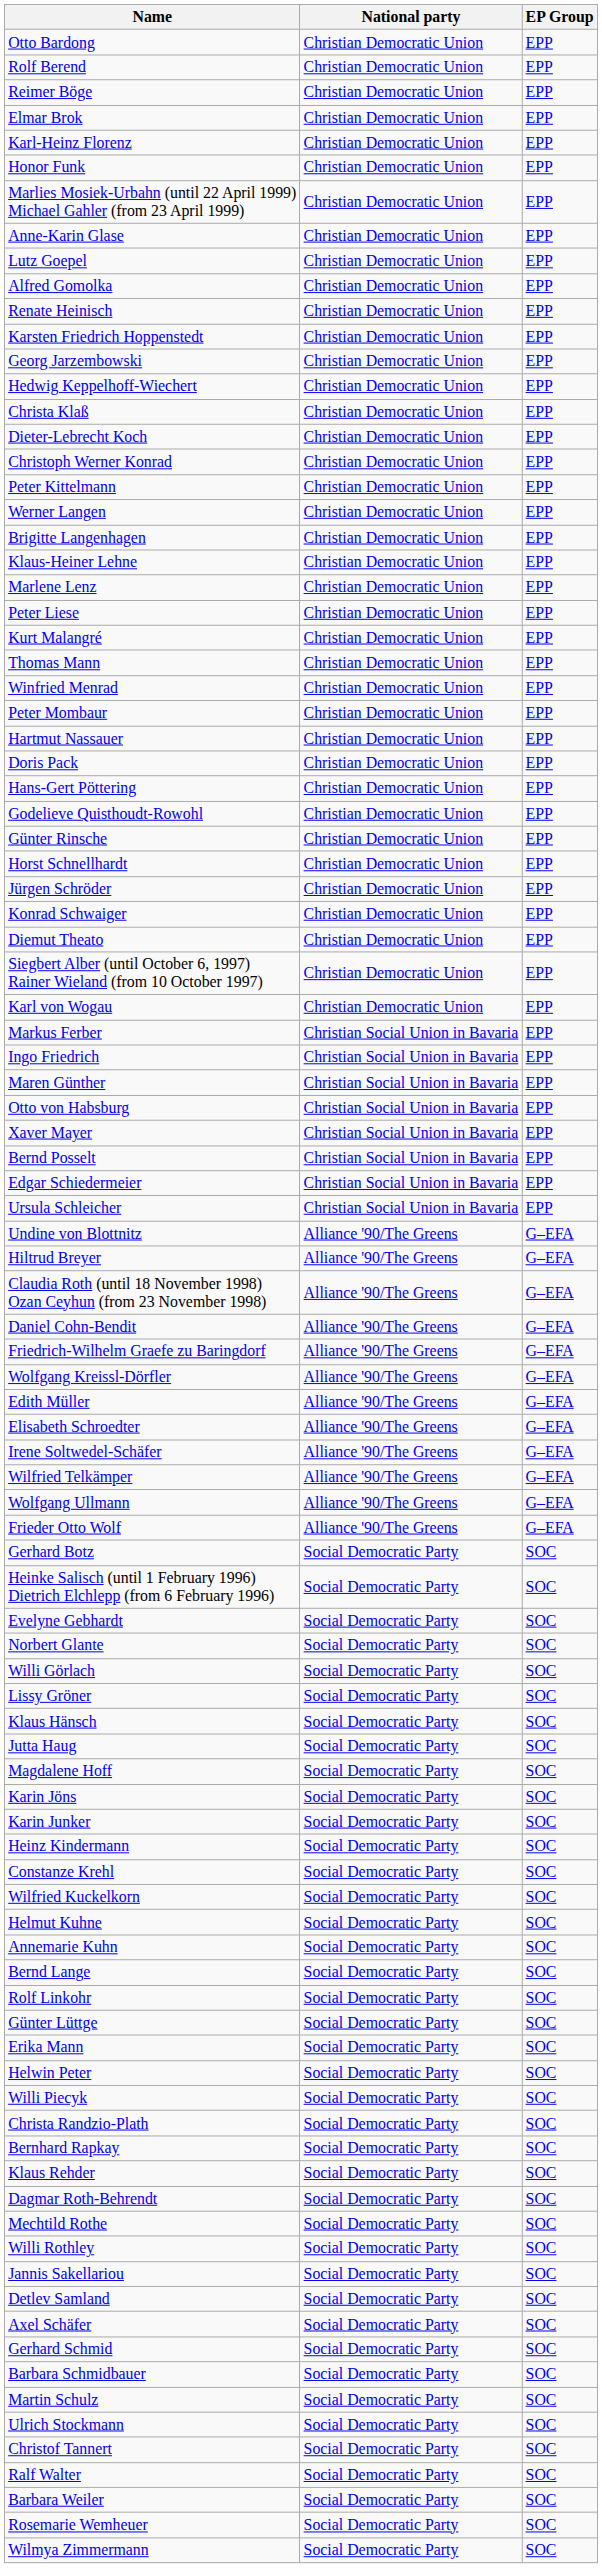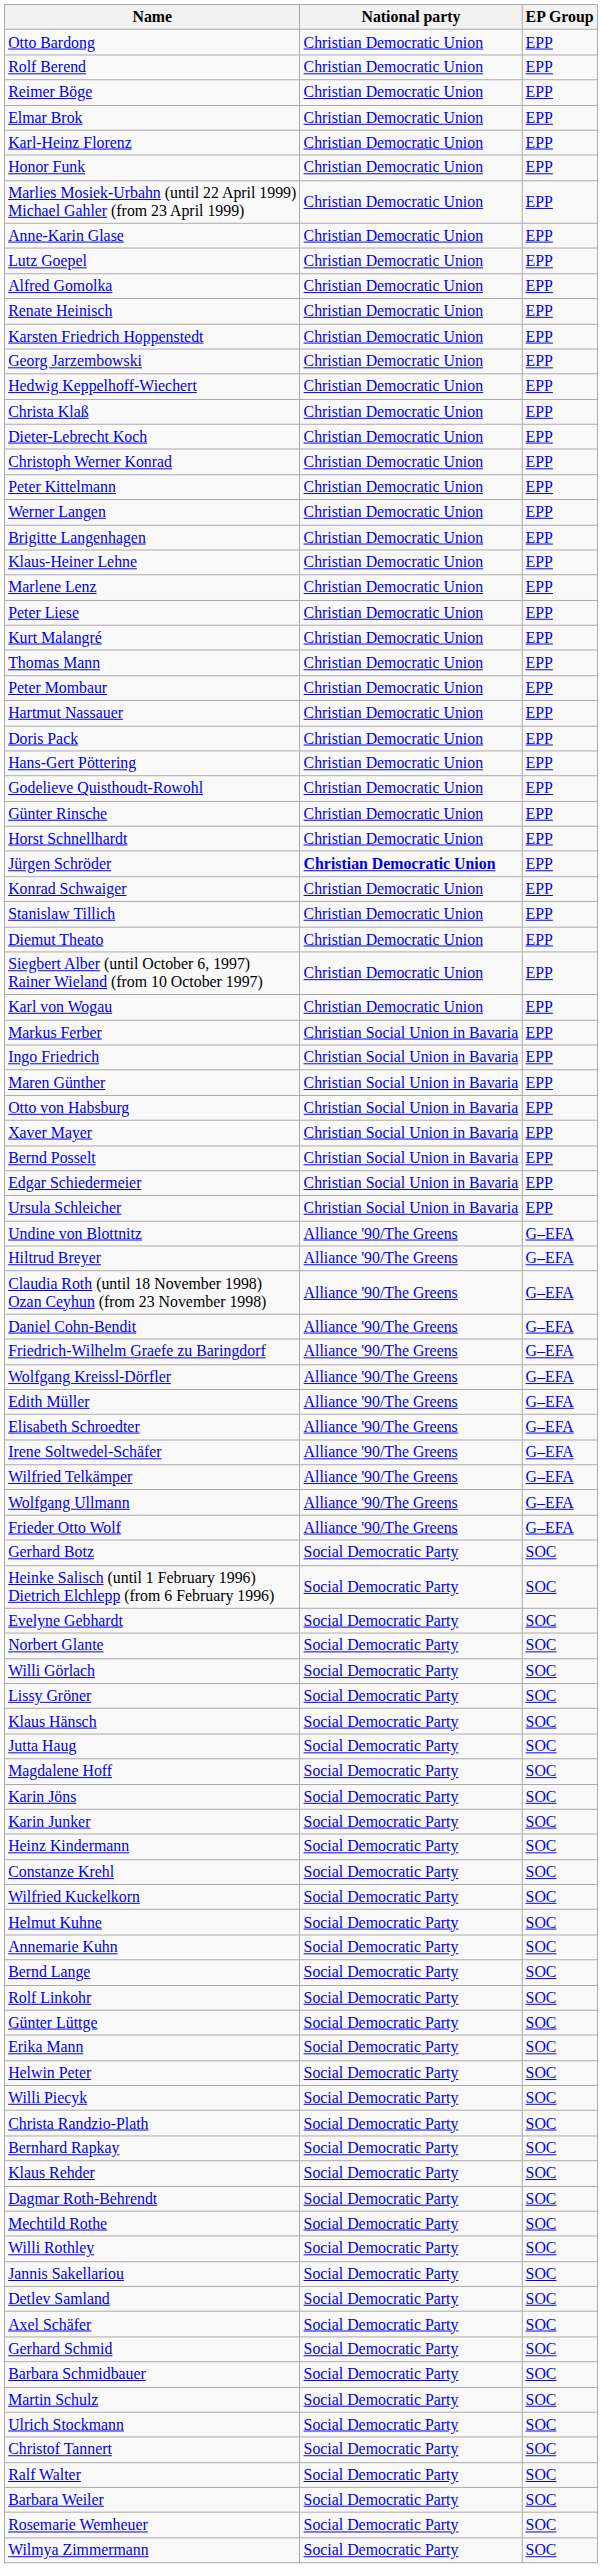- row: (63, 688)
(393, 889) normal -> (400, 863) bold
+ row: (62, 914)
